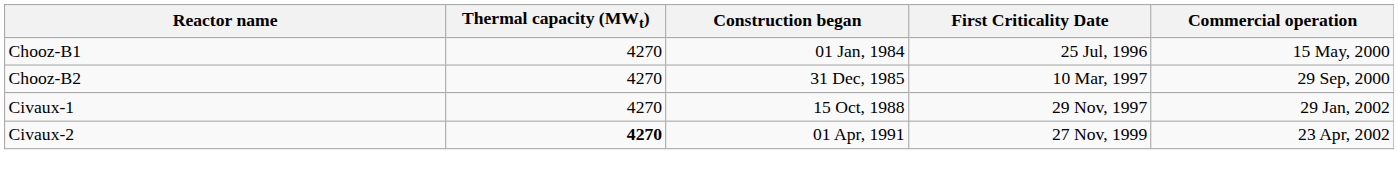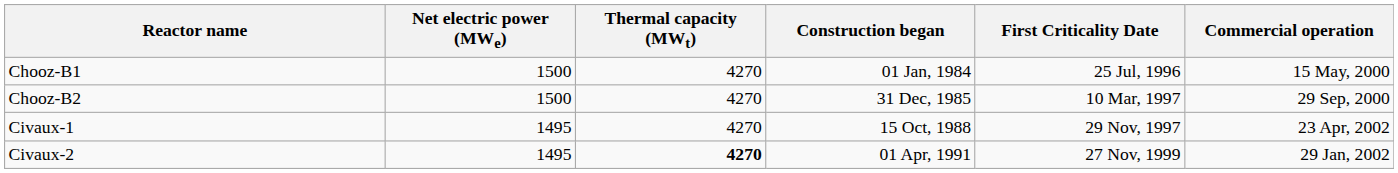+ column: (480, 30)
(1345, 106) 29 Jan, 2002 -> (1344, 126) 23 Apr, 2002
(1344, 134) 23 Apr, 2002 -> (1345, 154) 29 Jan, 2002
